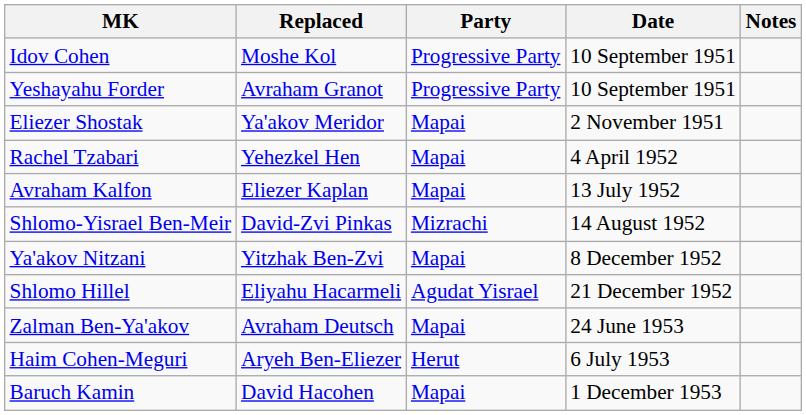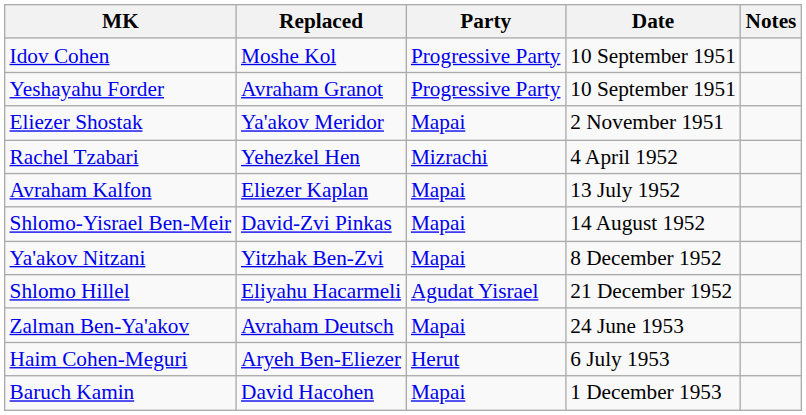(438, 156) Mapai -> (449, 156) Mizrachi
(449, 223) Mizrachi -> (438, 223) Mapai
